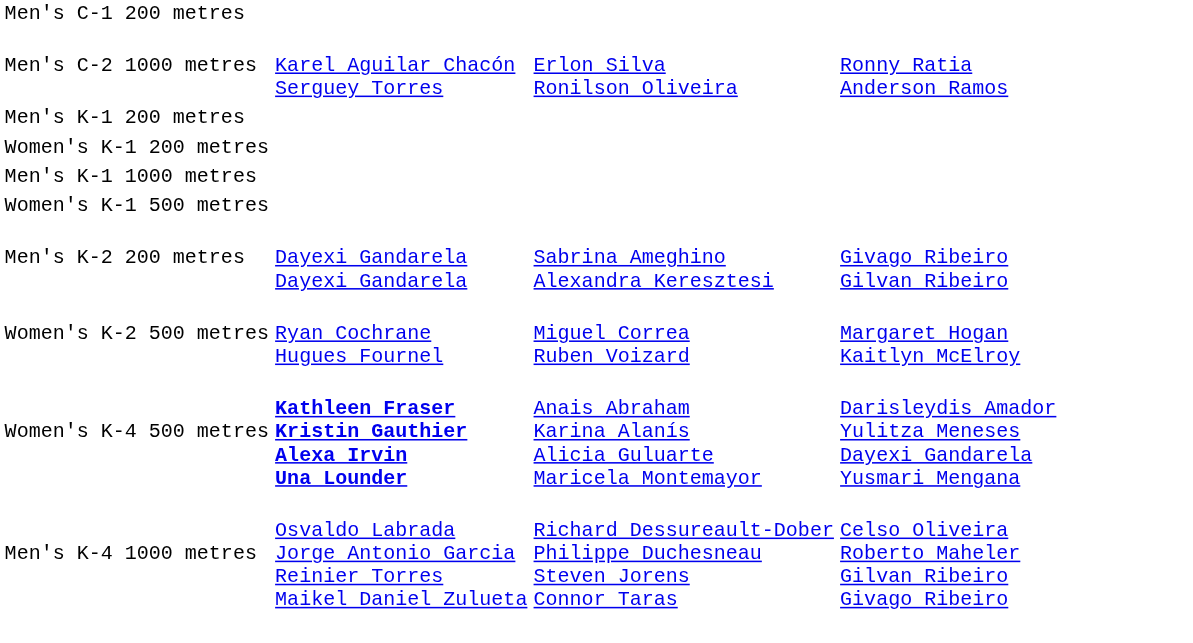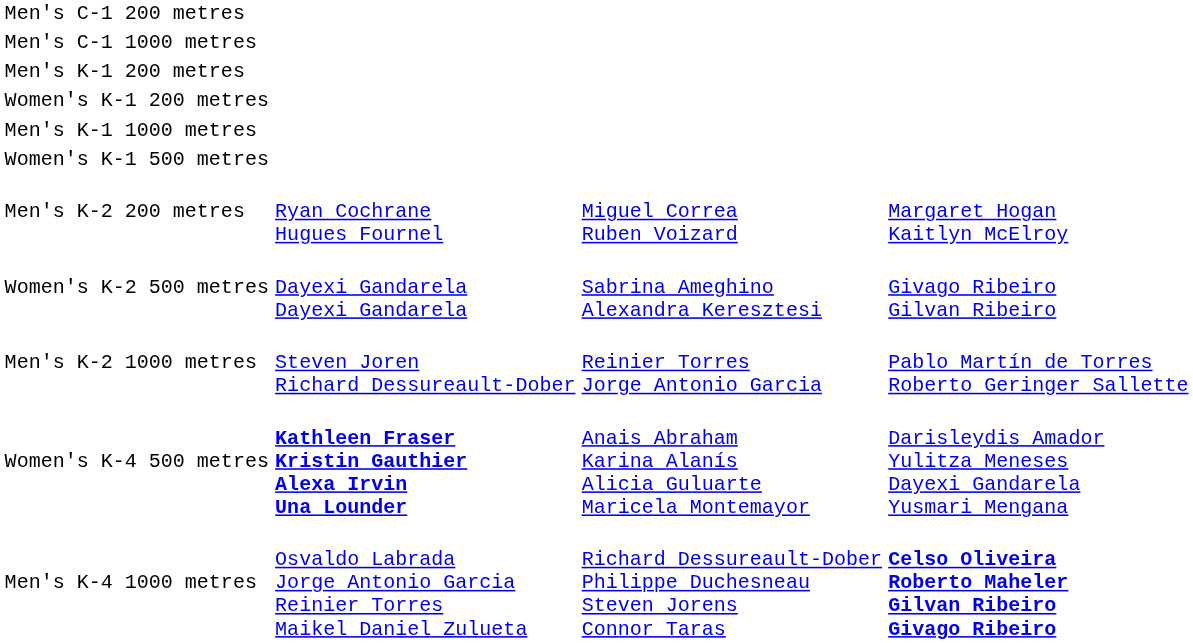+ row: (131, 42)
- row: (131, 66)
(371, 270) Dayexi Gandarela Dayexi Gandarela -> (359, 223) Ryan Cochrane Hugues Fournel
(654, 270) Sabrina Ameghino Alexandra Keresztesi -> (660, 223) Miguel Correa Ruben Voizard
(924, 270) Givago Ribeiro Gilvan Ribeiro -> (978, 223) Margaret Hogan Kaitlyn McElroy
(359, 345) Ryan Cochrane Hugues Fournel -> (371, 299) Dayexi Gandarela Dayexi Gandarela
(612, 345) Miguel Correa Ruben Voizard -> (702, 299) Sabrina Ameghino Alexandra Keresztesi
(930, 345) Margaret Hogan Kaitlyn McElroy -> (972, 299) Givago Ribeiro Gilvan Ribeiro
+ row: (131, 363)
(930, 565) normal -> (978, 595) bold
